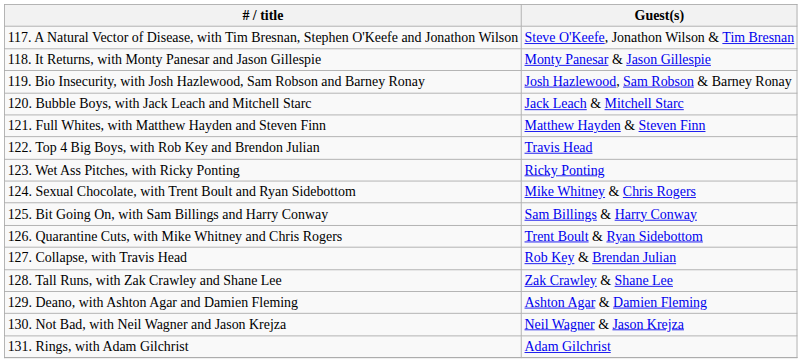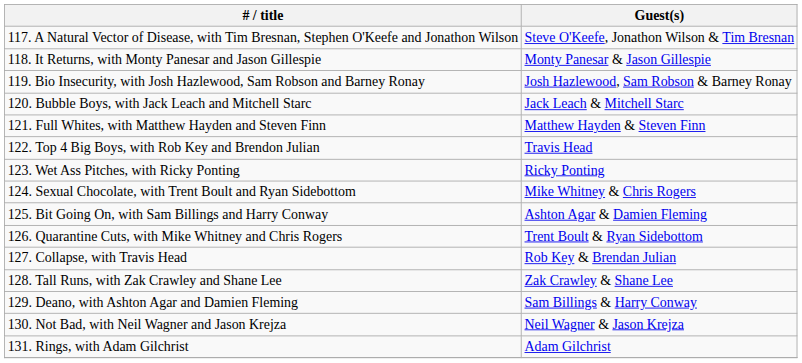(611, 214) Sam Billings & Harry Conway -> (616, 214) Ashton Agar & Damien Fleming
(616, 302) Ashton Agar & Damien Fleming -> (611, 302) Sam Billings & Harry Conway
